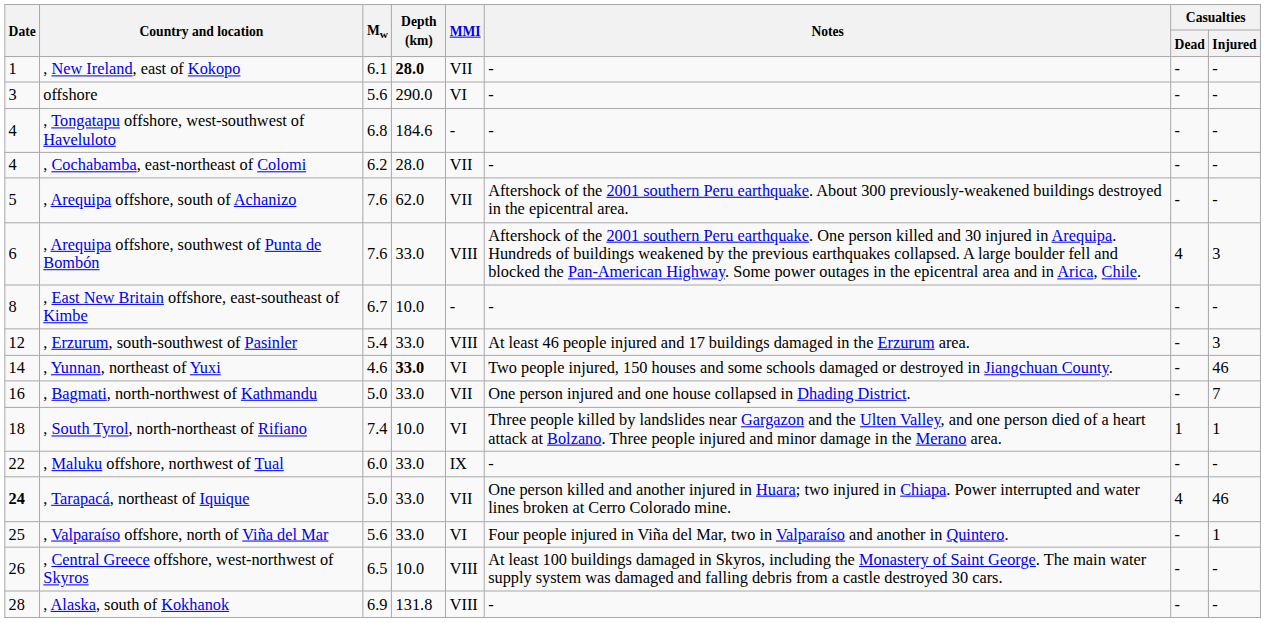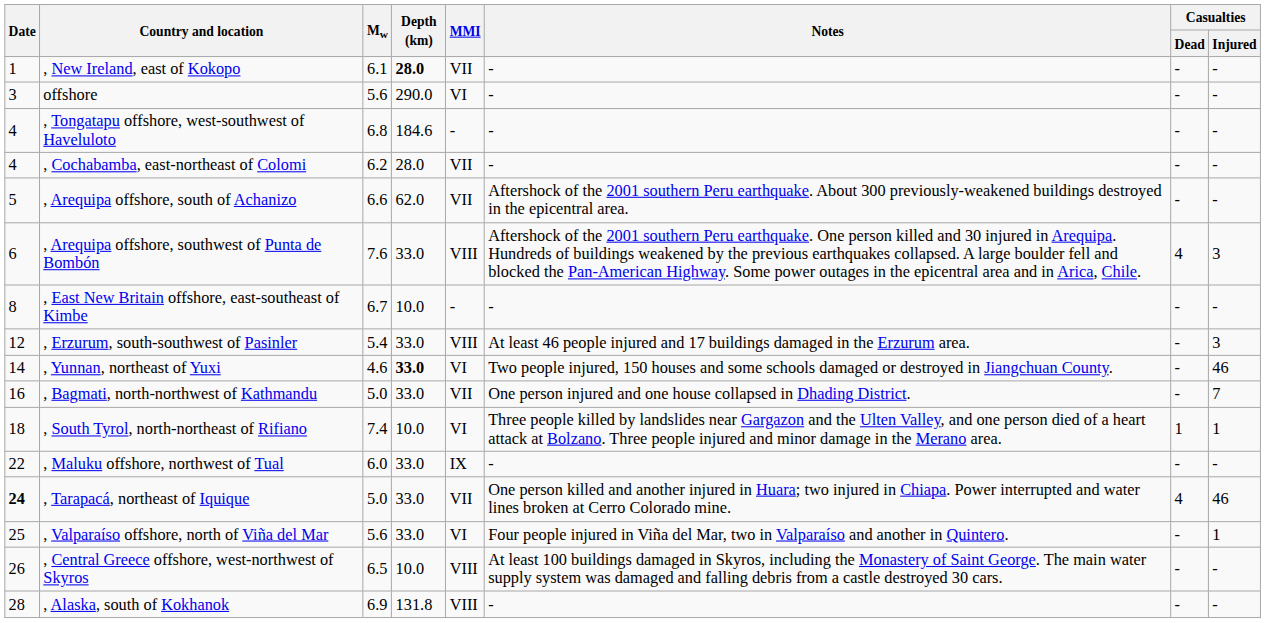(377, 200) 7.6 -> (377, 200) 6.6
